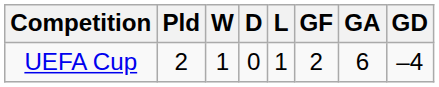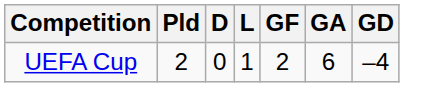- column: (223, 23)
